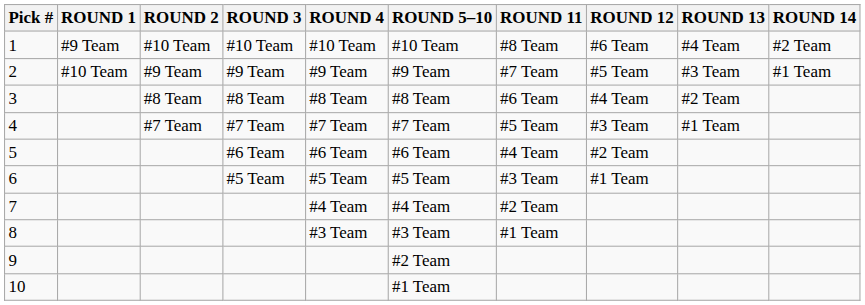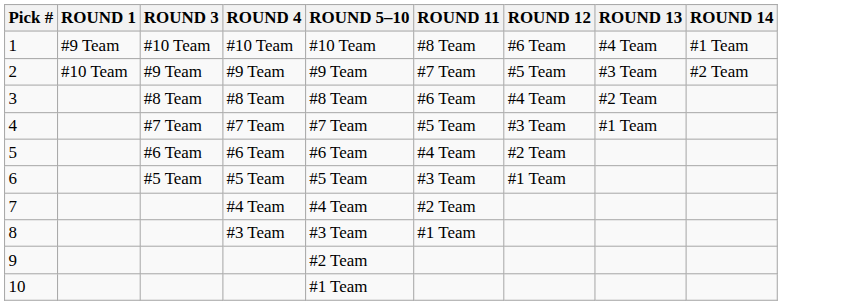- column: (181, 17)
(802, 44) #2 Team -> (719, 44) #1 Team
(802, 71) #1 Team -> (719, 71) #2 Team
